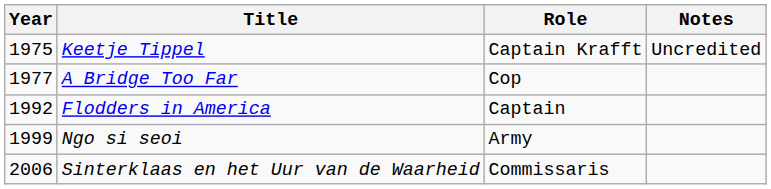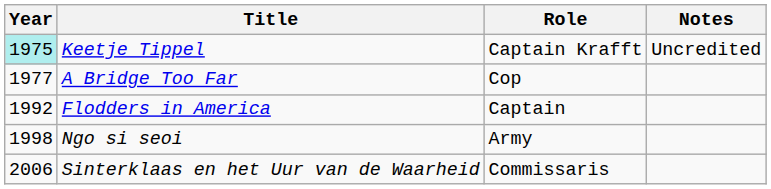(31, 50) no background -> (31, 50) paleturquoise background
(31, 139) 1999 -> (31, 139) 1998
